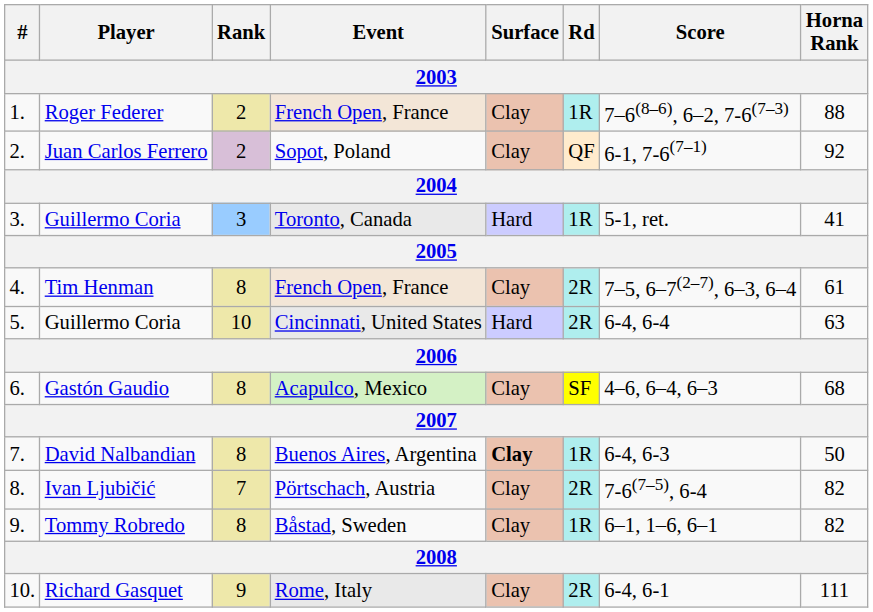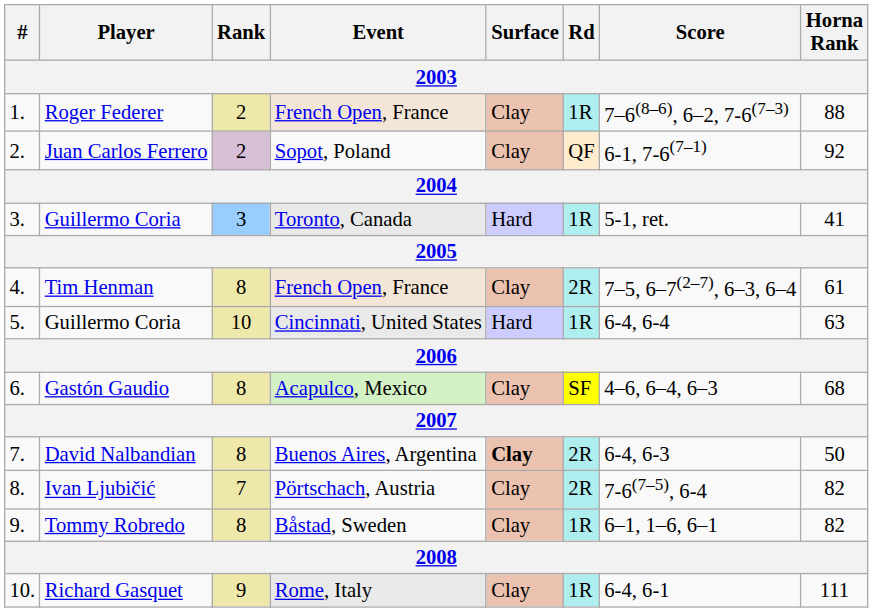(580, 322) 2R -> (580, 322) 1R
(580, 453) 1R -> (580, 453) 2R
(580, 590) 2R -> (580, 590) 1R
